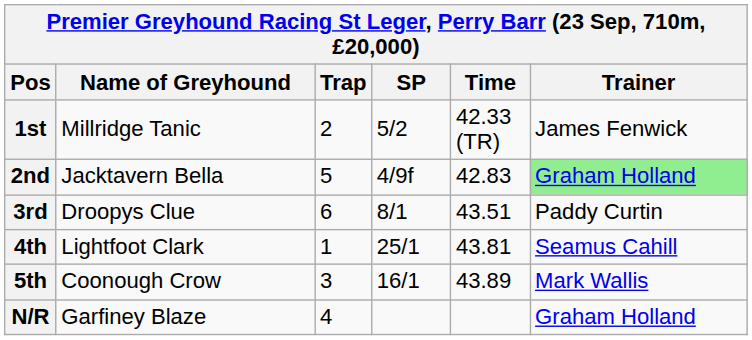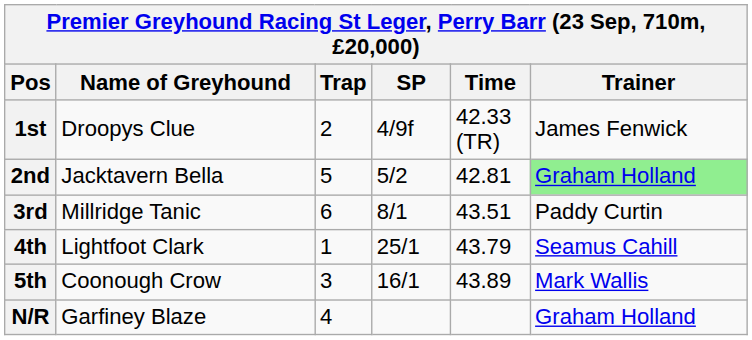(131, 129) Millridge Tanic -> (128, 129) Droopys Clue
(392, 129) 5/2 -> (395, 129) 4/9f
(395, 176) 4/9f -> (392, 176) 5/2
(484, 176) 42.83 -> (484, 176) 42.81
(128, 211) Droopys Clue -> (131, 211) Millridge Tanic
(484, 246) 43.81 -> (484, 246) 43.79
